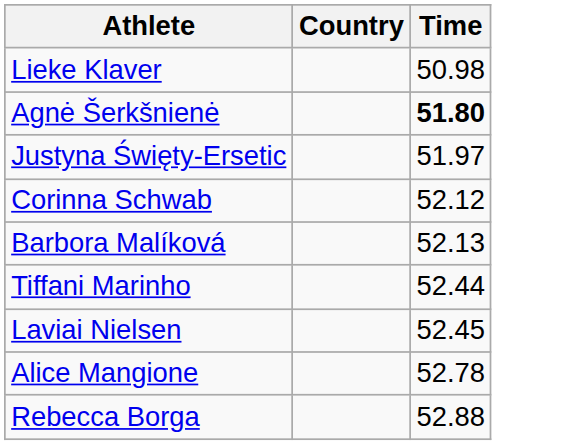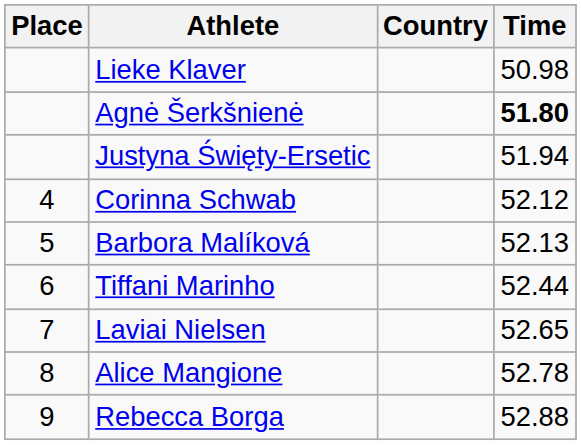+ column: (47, 26)
(451, 156) 51.97 -> (535, 156) 51.94
(451, 329) 52.45 -> (535, 329) 52.65
